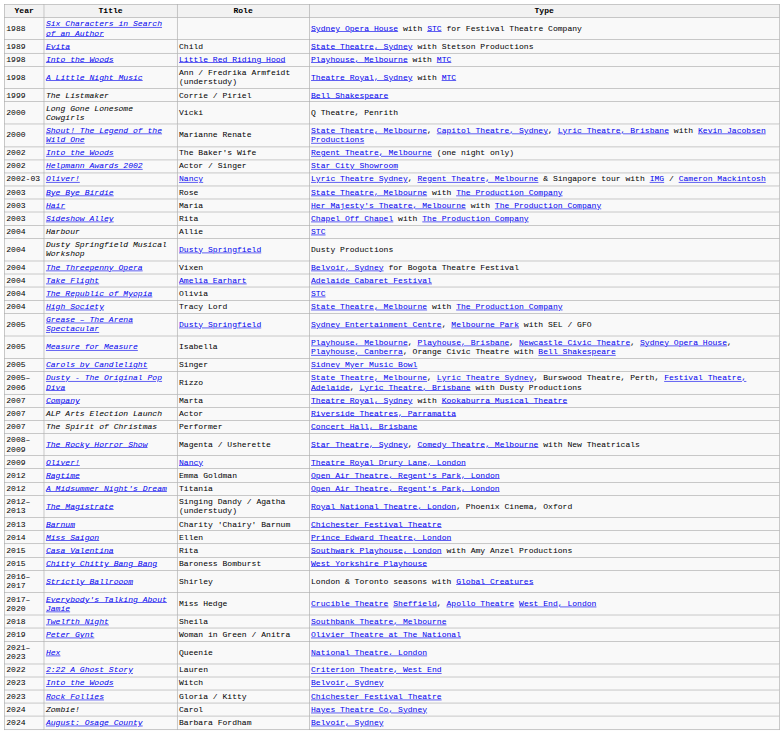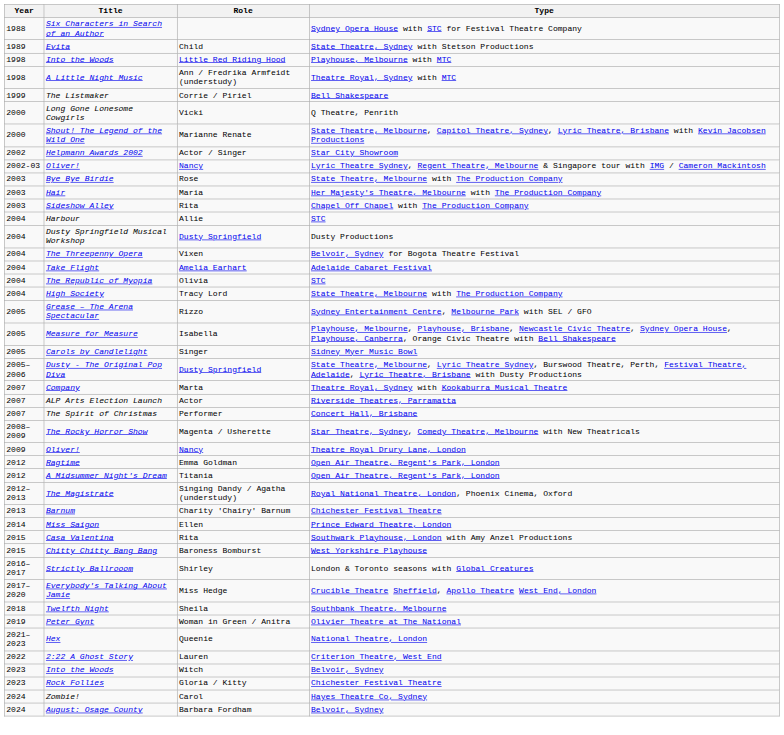- row: (80, 153)
(220, 325) Dusty Springfield -> (191, 312) Rizzo
(191, 383) Rizzo -> (220, 370) Dusty Springfield
